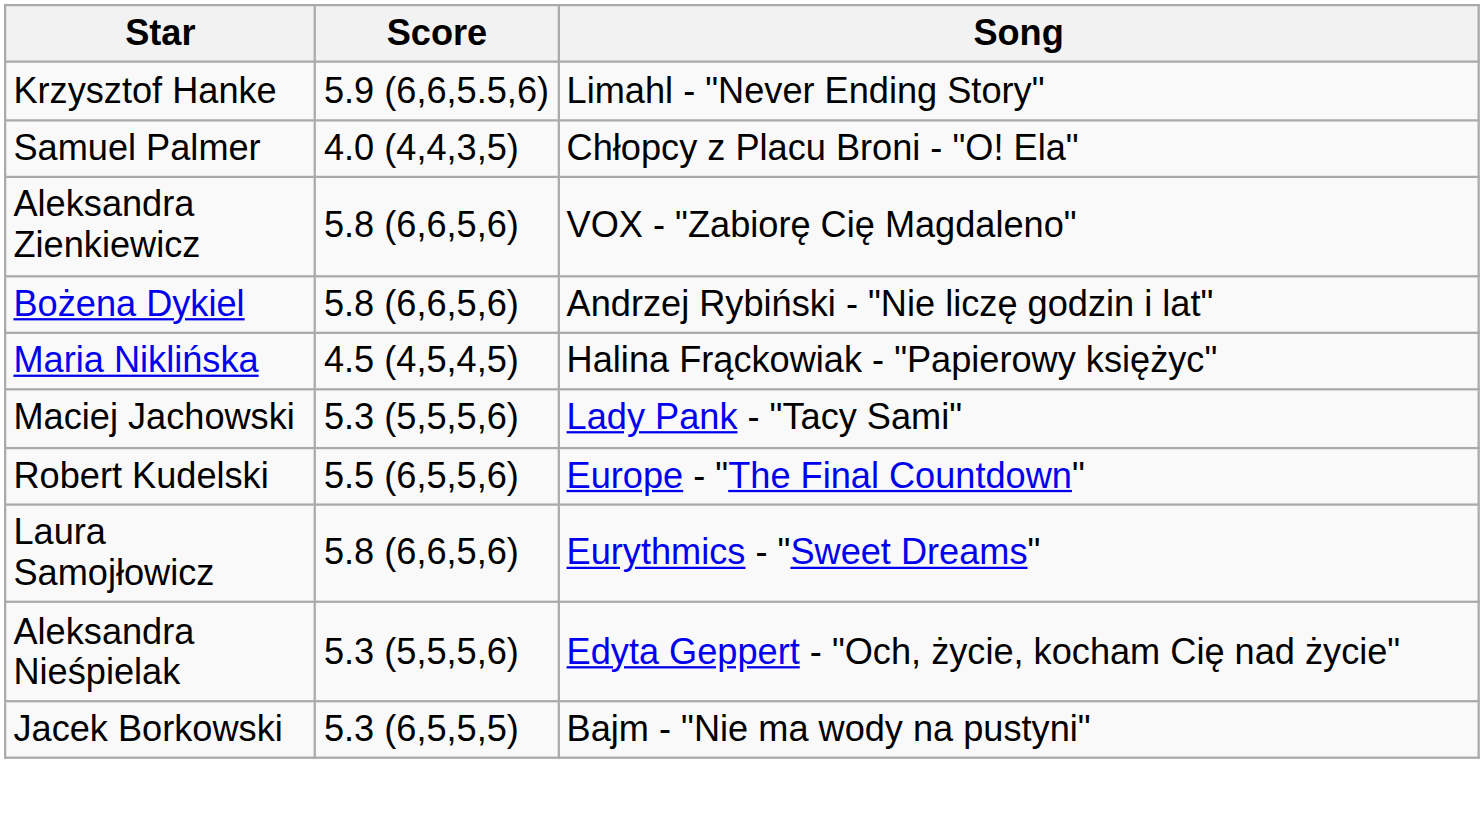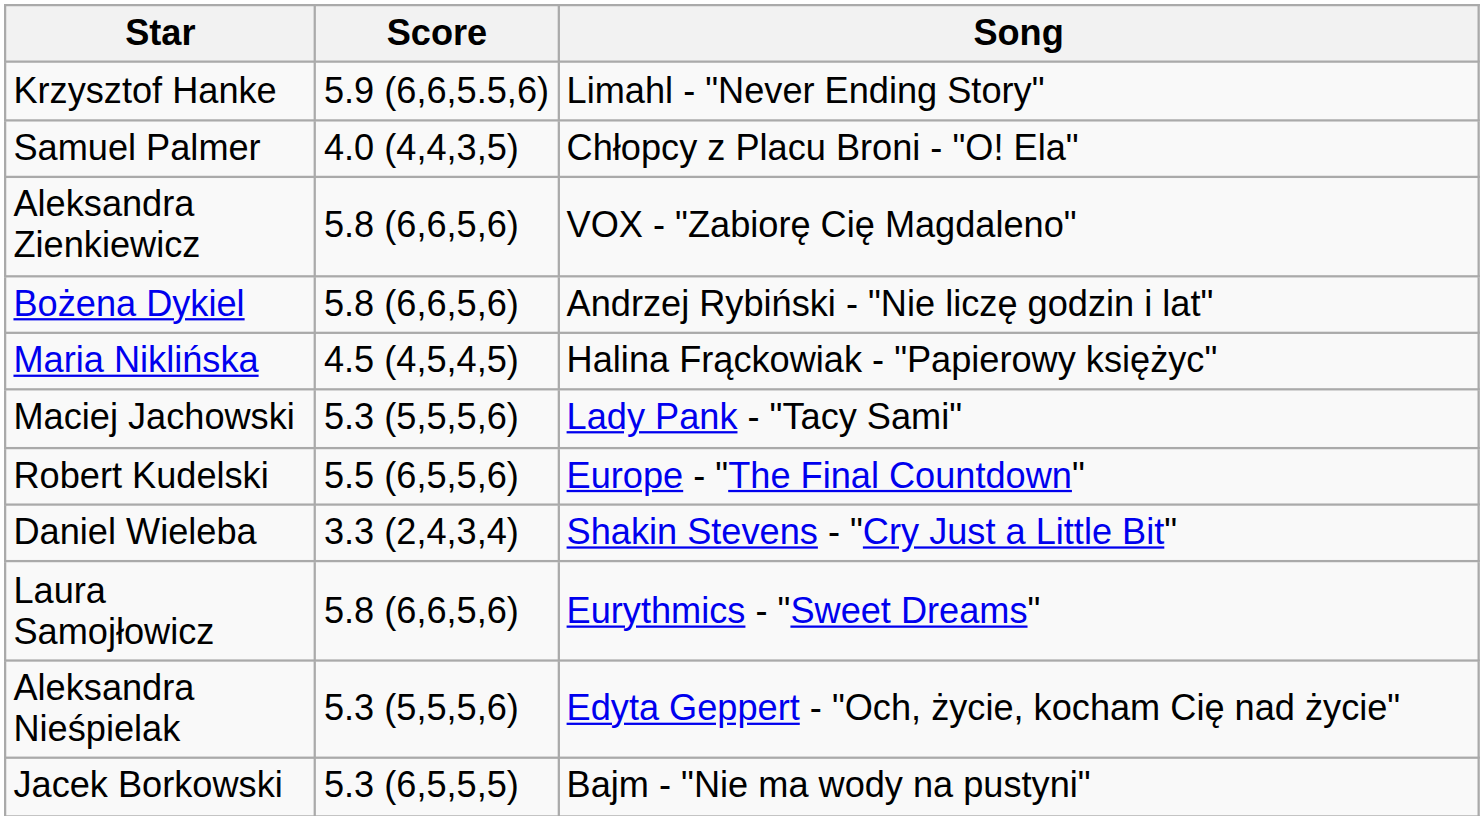+ row: (135, 532)
